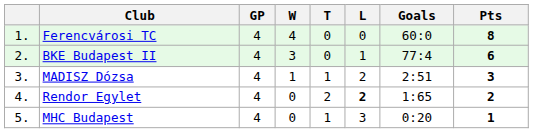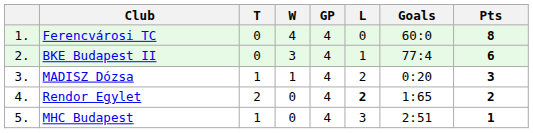columns swapped: (257, 15) <-> (327, 15)
(417, 76) 2:51 -> (417, 76) 0:20
(417, 118) 0:20 -> (417, 118) 2:51
